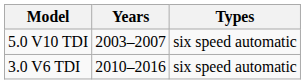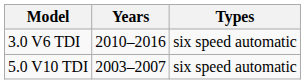rows swapped: (44, 66) <-> (48, 41)
